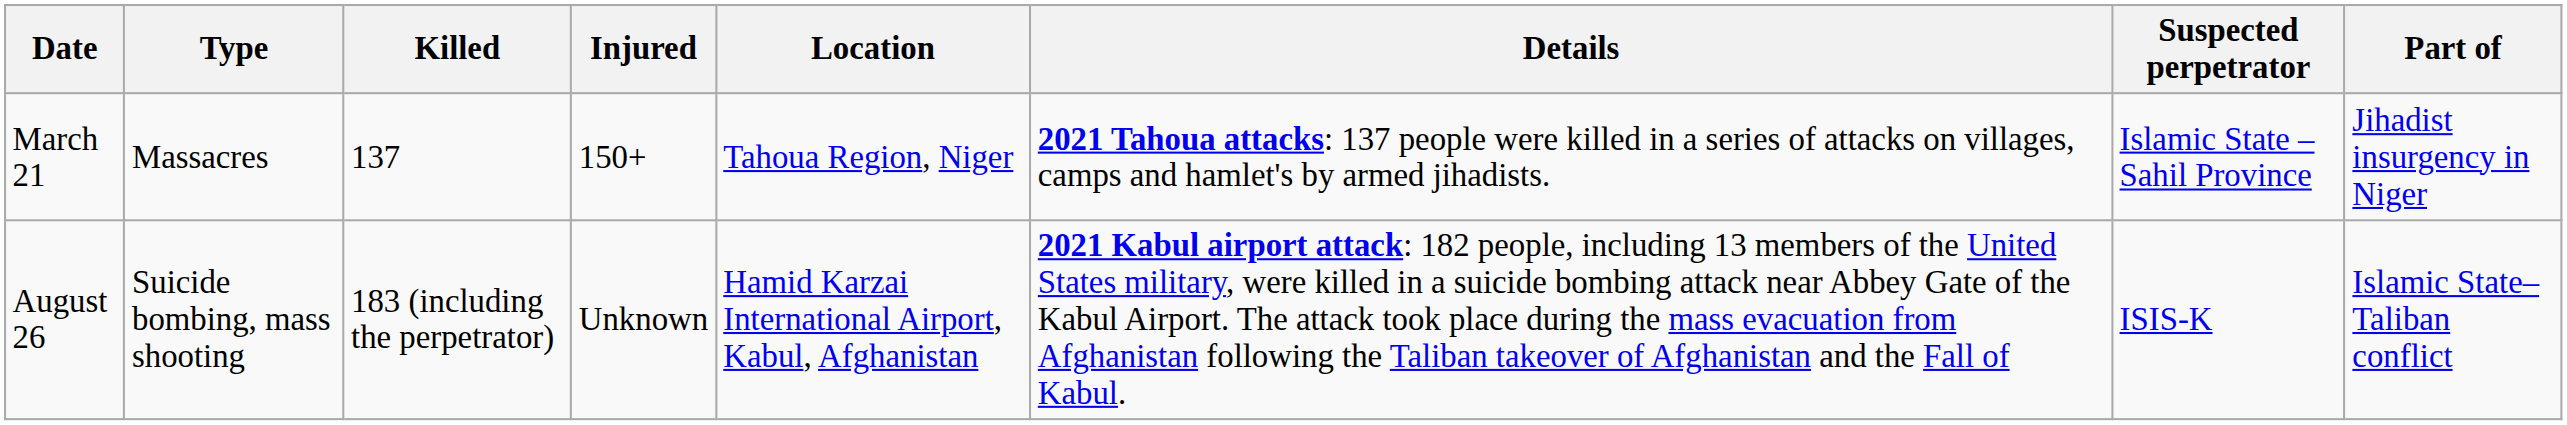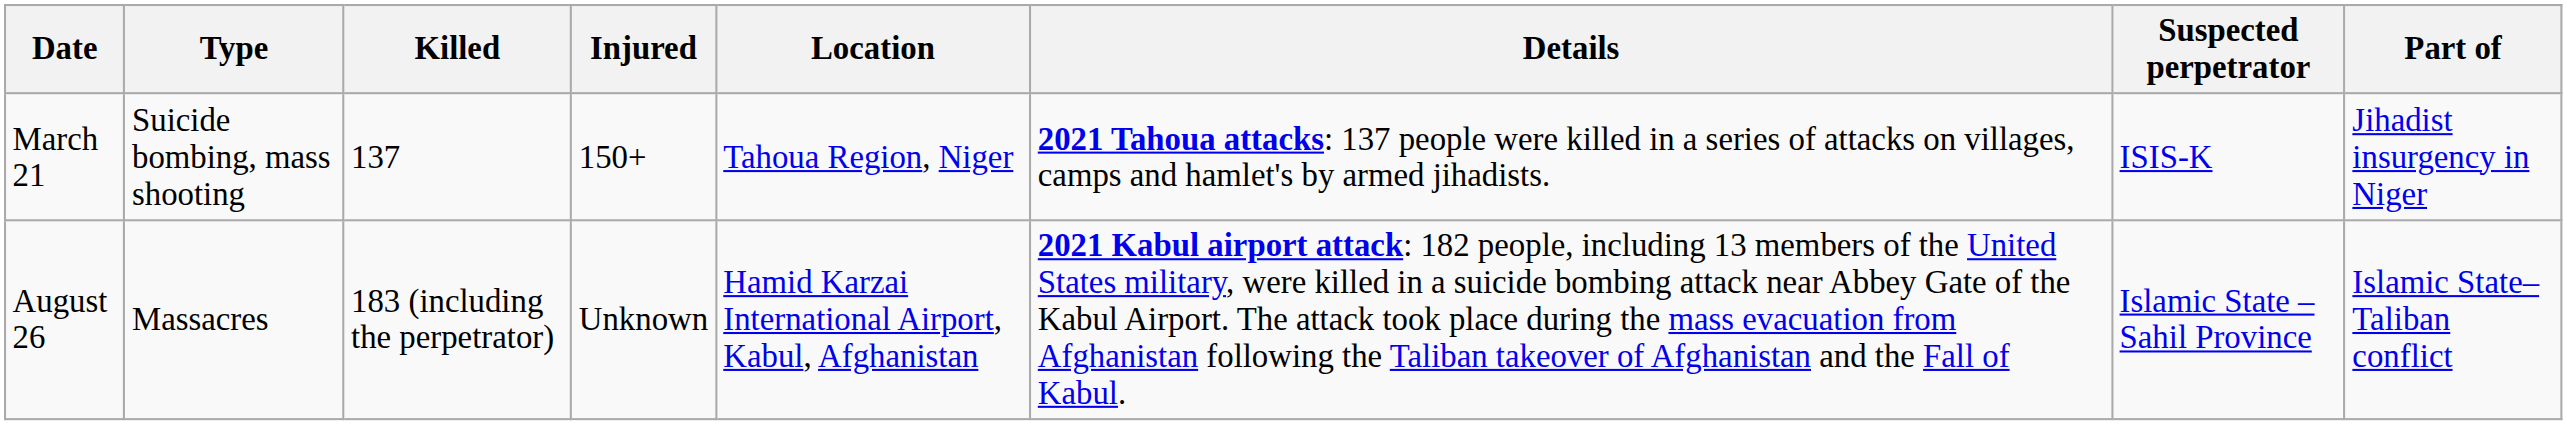(200, 156) Massacres -> (231, 156) Suicide bombing, mass shooting
(2217, 156) Islamic State – Sahil Province -> (2166, 156) ISIS-K
(231, 319) Suicide bombing, mass shooting -> (200, 319) Massacres
(2166, 319) ISIS-K -> (2217, 319) Islamic State – Sahil Province
